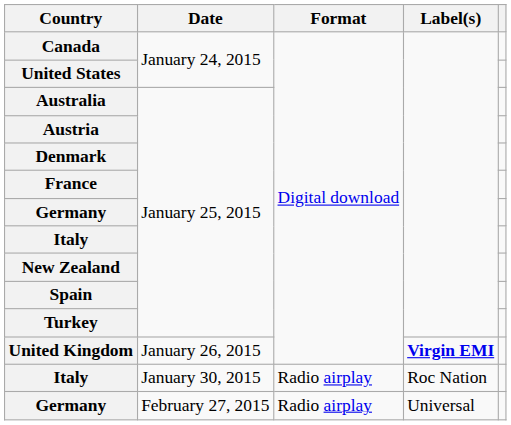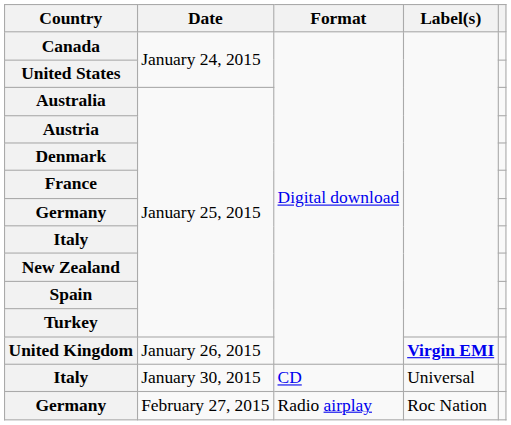(325, 377) Radio airplay -> (290, 377) CD
(447, 377) Roc Nation -> (441, 377) Universal
(441, 405) Universal -> (447, 405) Roc Nation
